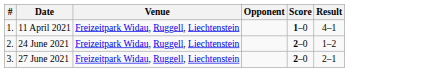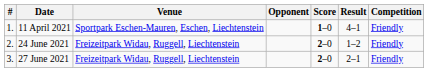+ column: (396, 11)
(157, 27) Freizeitpark Widau, Ruggell, Liechtenstein -> (169, 27) Sportpark Eschen-Mauren, Eschen, Liechtenstein
